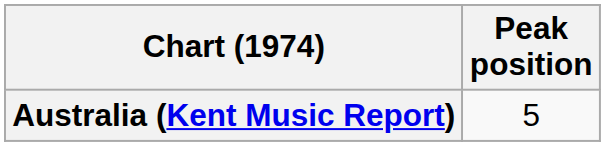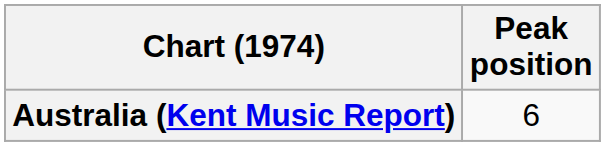(531, 114) 5 -> (531, 114) 6
